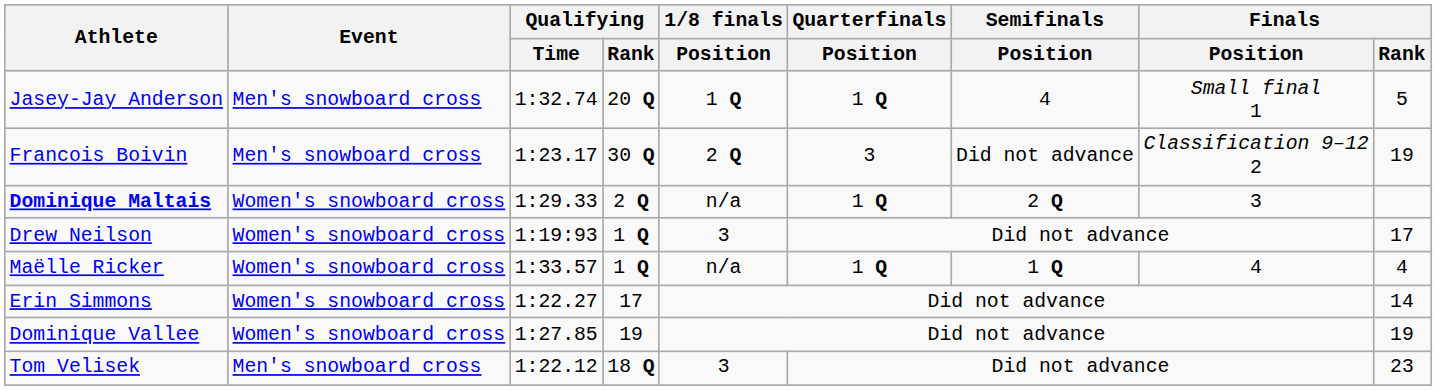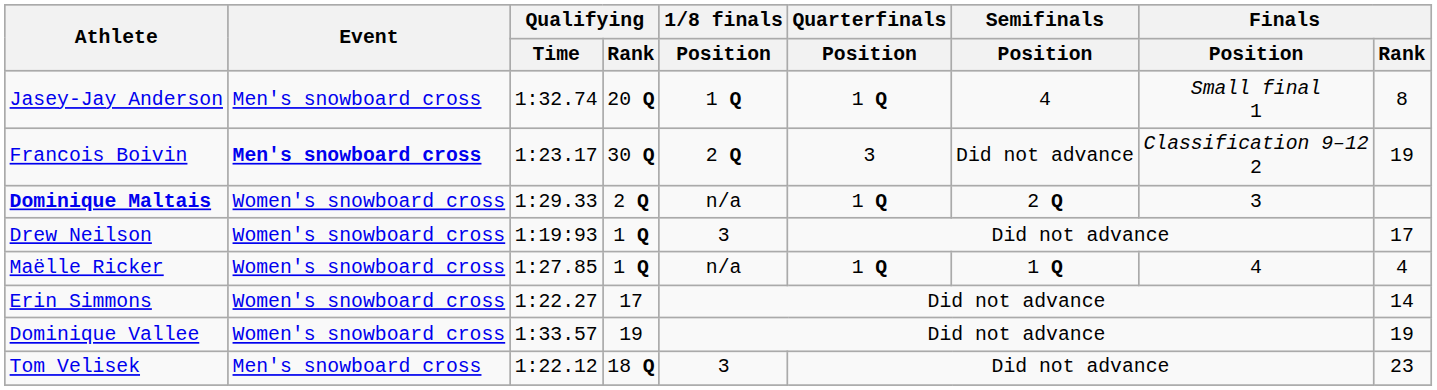(1402, 99) 5 -> (1402, 99) 8
(357, 156) normal -> (357, 156) bold
(556, 268) 1:33.57 -> (556, 268) 1:27.85
(556, 334) 1:27.85 -> (556, 334) 1:33.57
